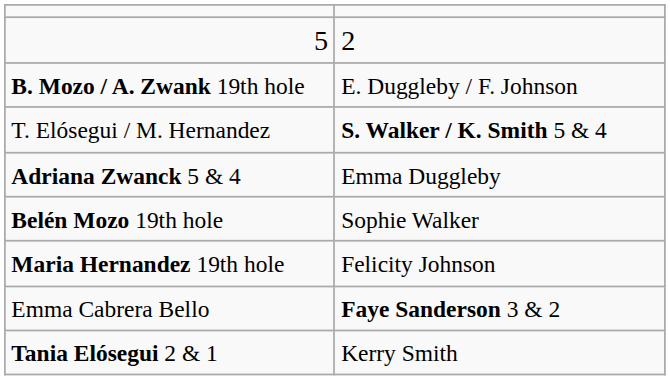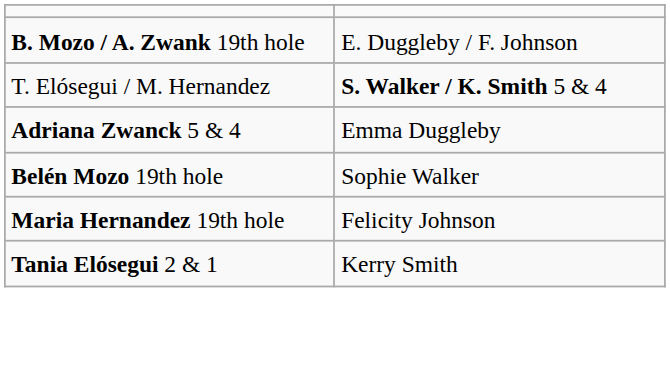- row: (321, 39)
- row: (110, 309)
